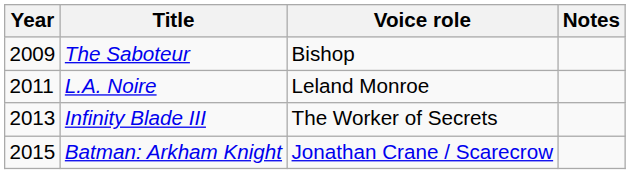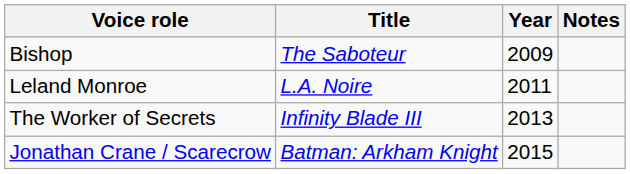columns swapped: (32, 20) <-> (422, 20)
